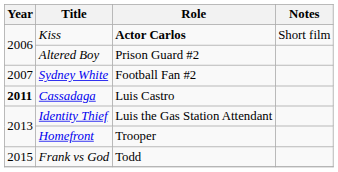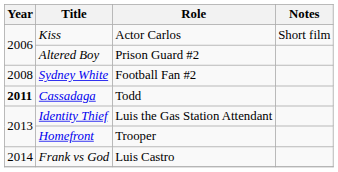(150, 34) bold -> (148, 34) normal
(20, 75) 2007 -> (20, 75) 2008
(145, 95) Luis Castro -> (128, 95) Todd
(20, 156) 2015 -> (20, 156) 2014
(128, 156) Todd -> (145, 156) Luis Castro
